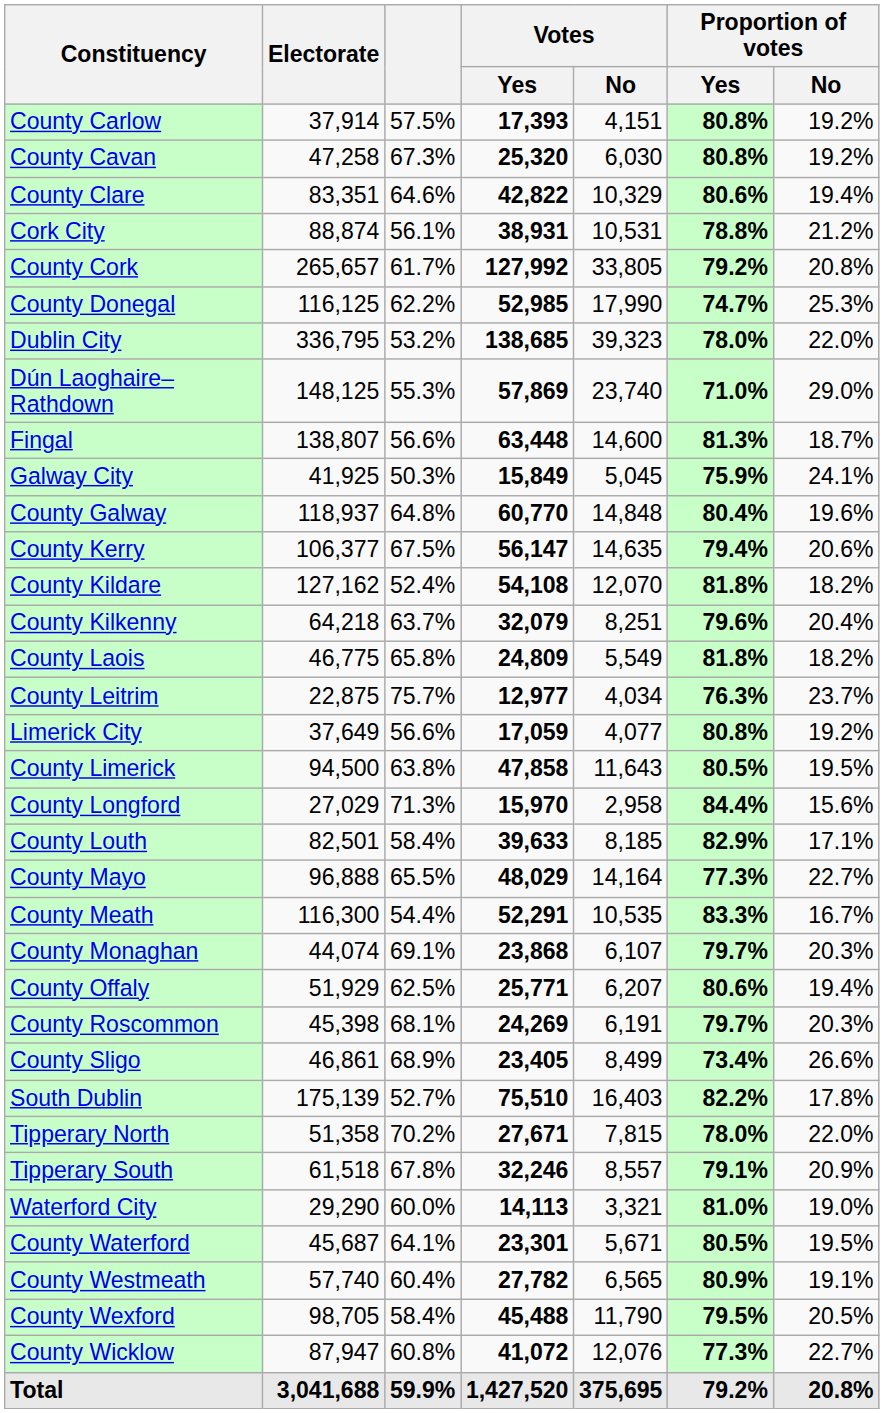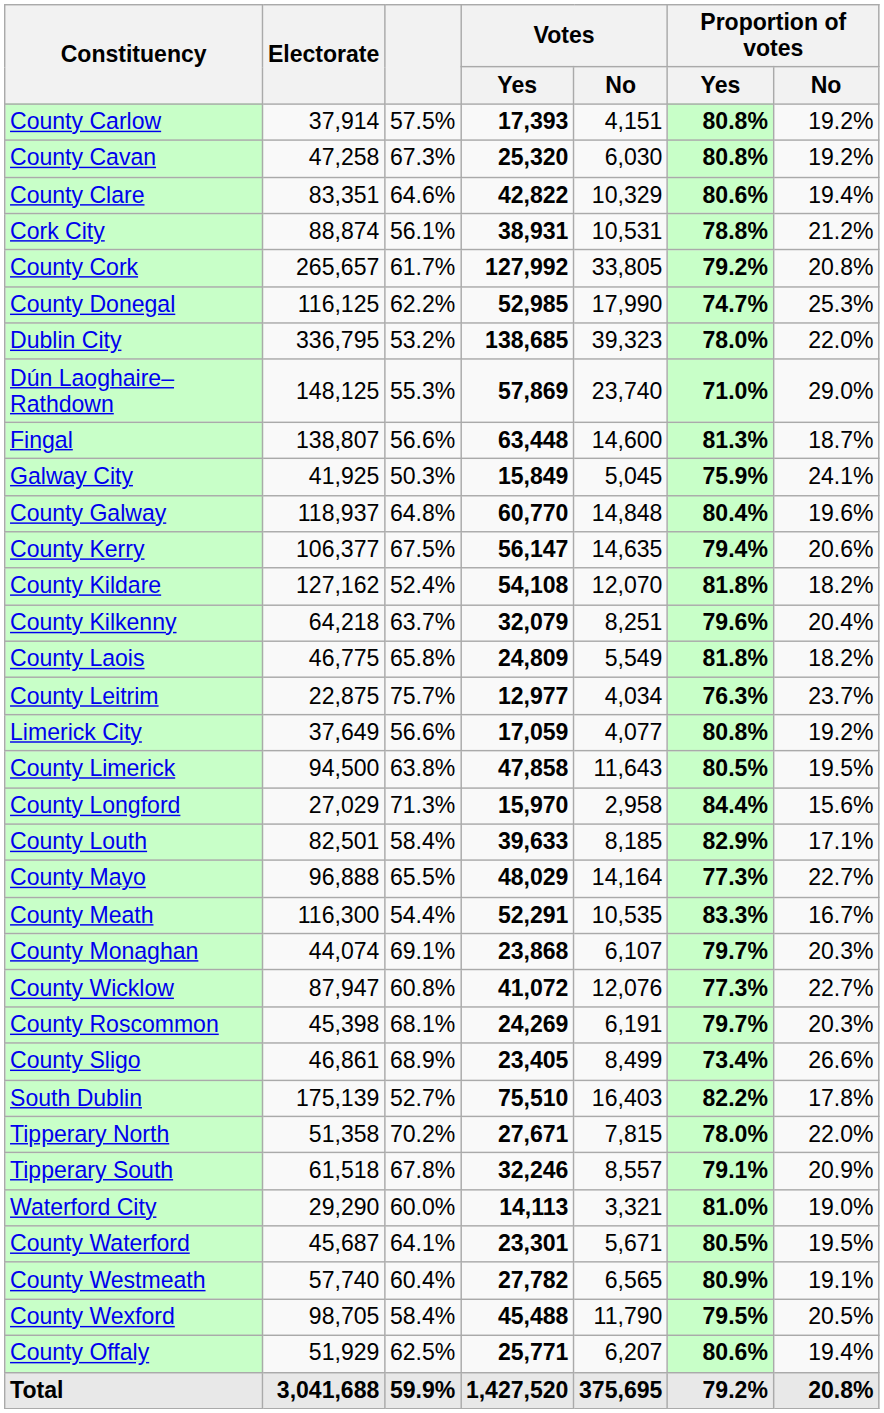rows swapped: (80, 988) <-> (92, 1353)
